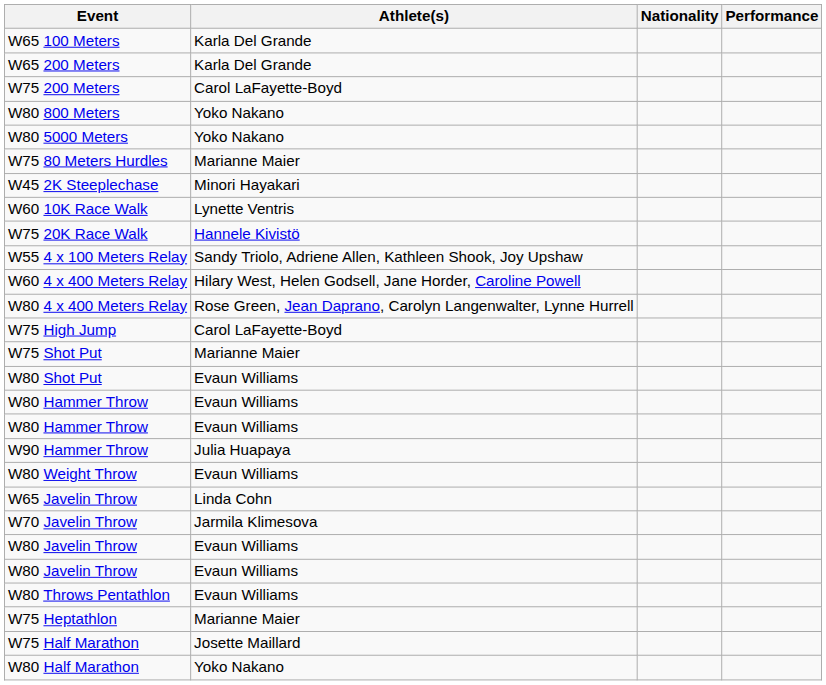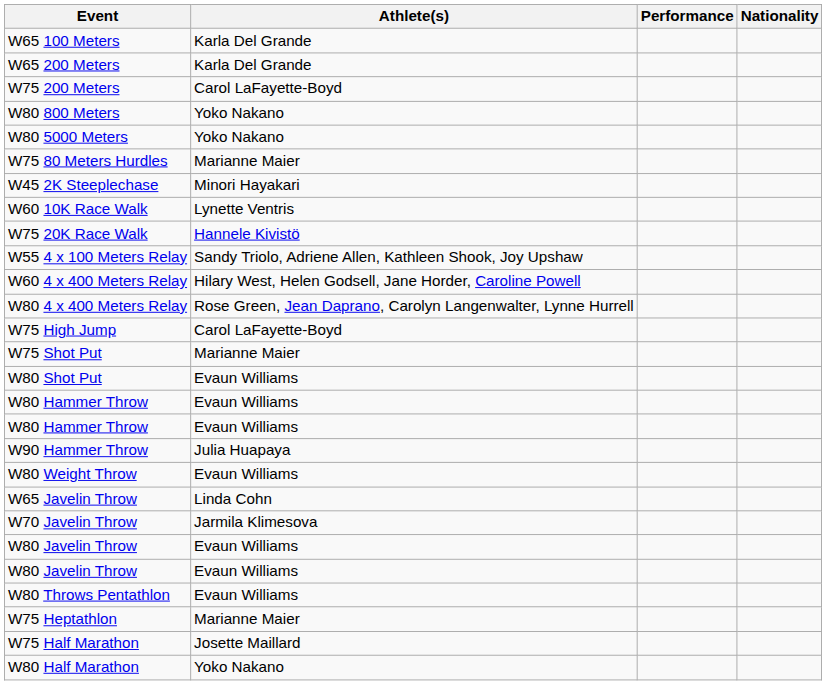columns swapped: (680, 16) <-> (772, 16)
